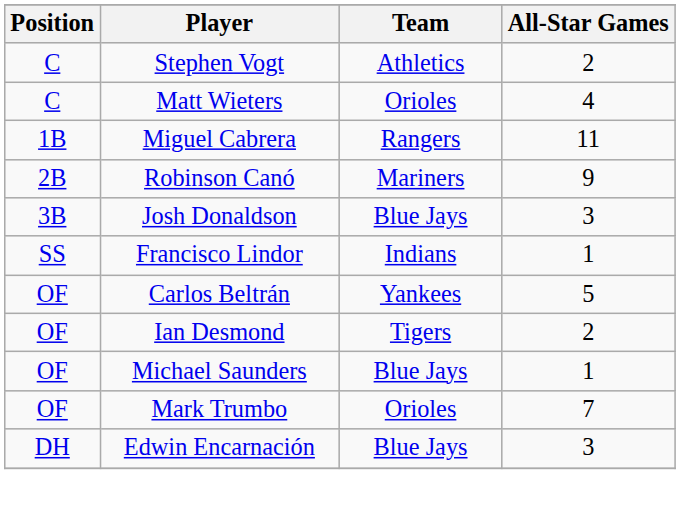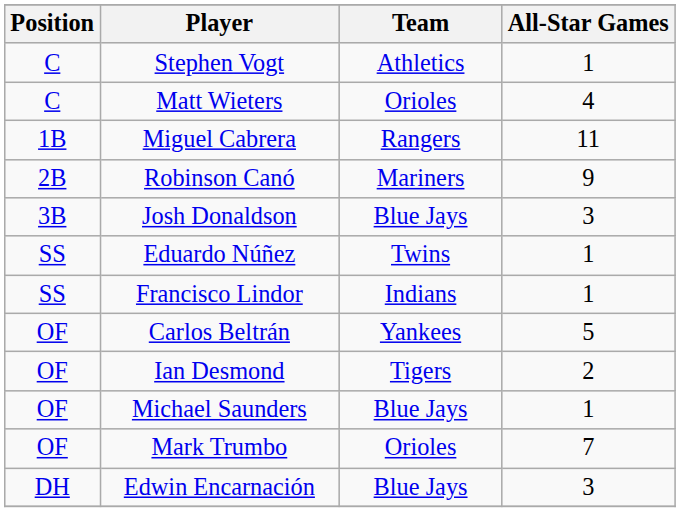(588, 62) 2 -> (588, 62) 1
+ row: (219, 255)
